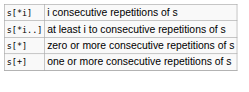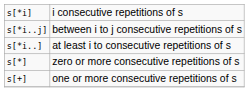+ row: (27, 29)
